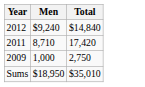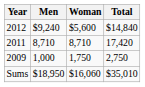+ column: (85, 12)
